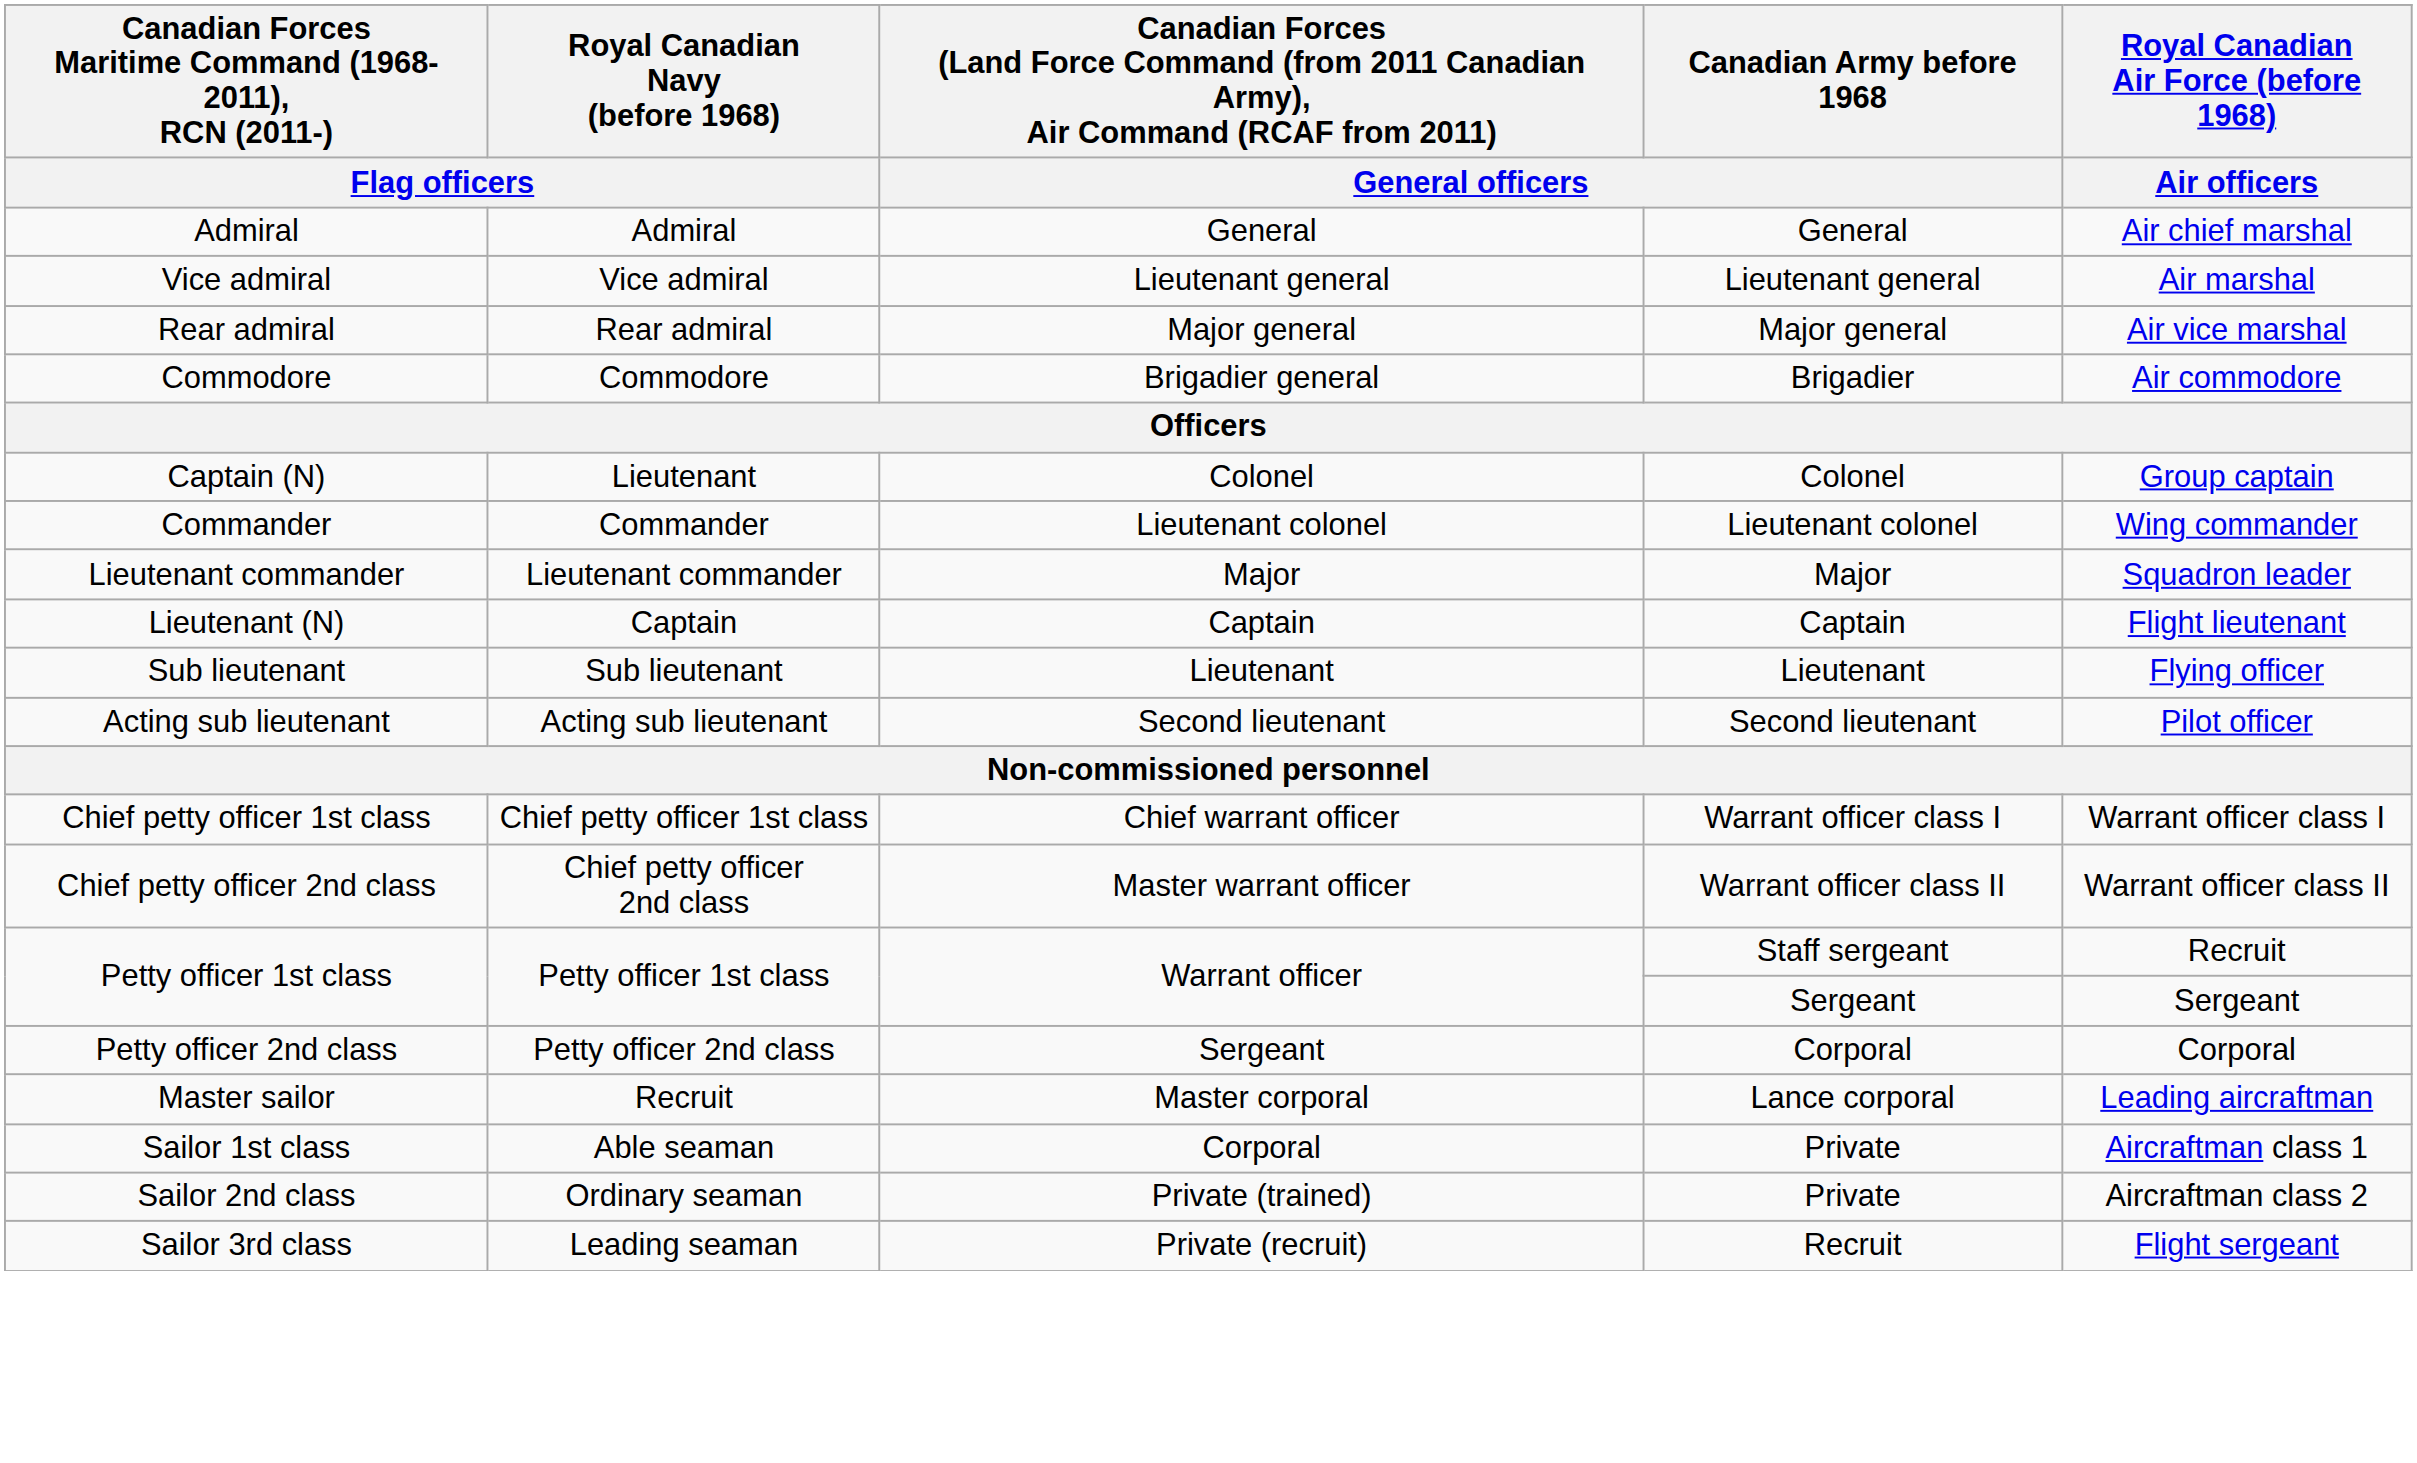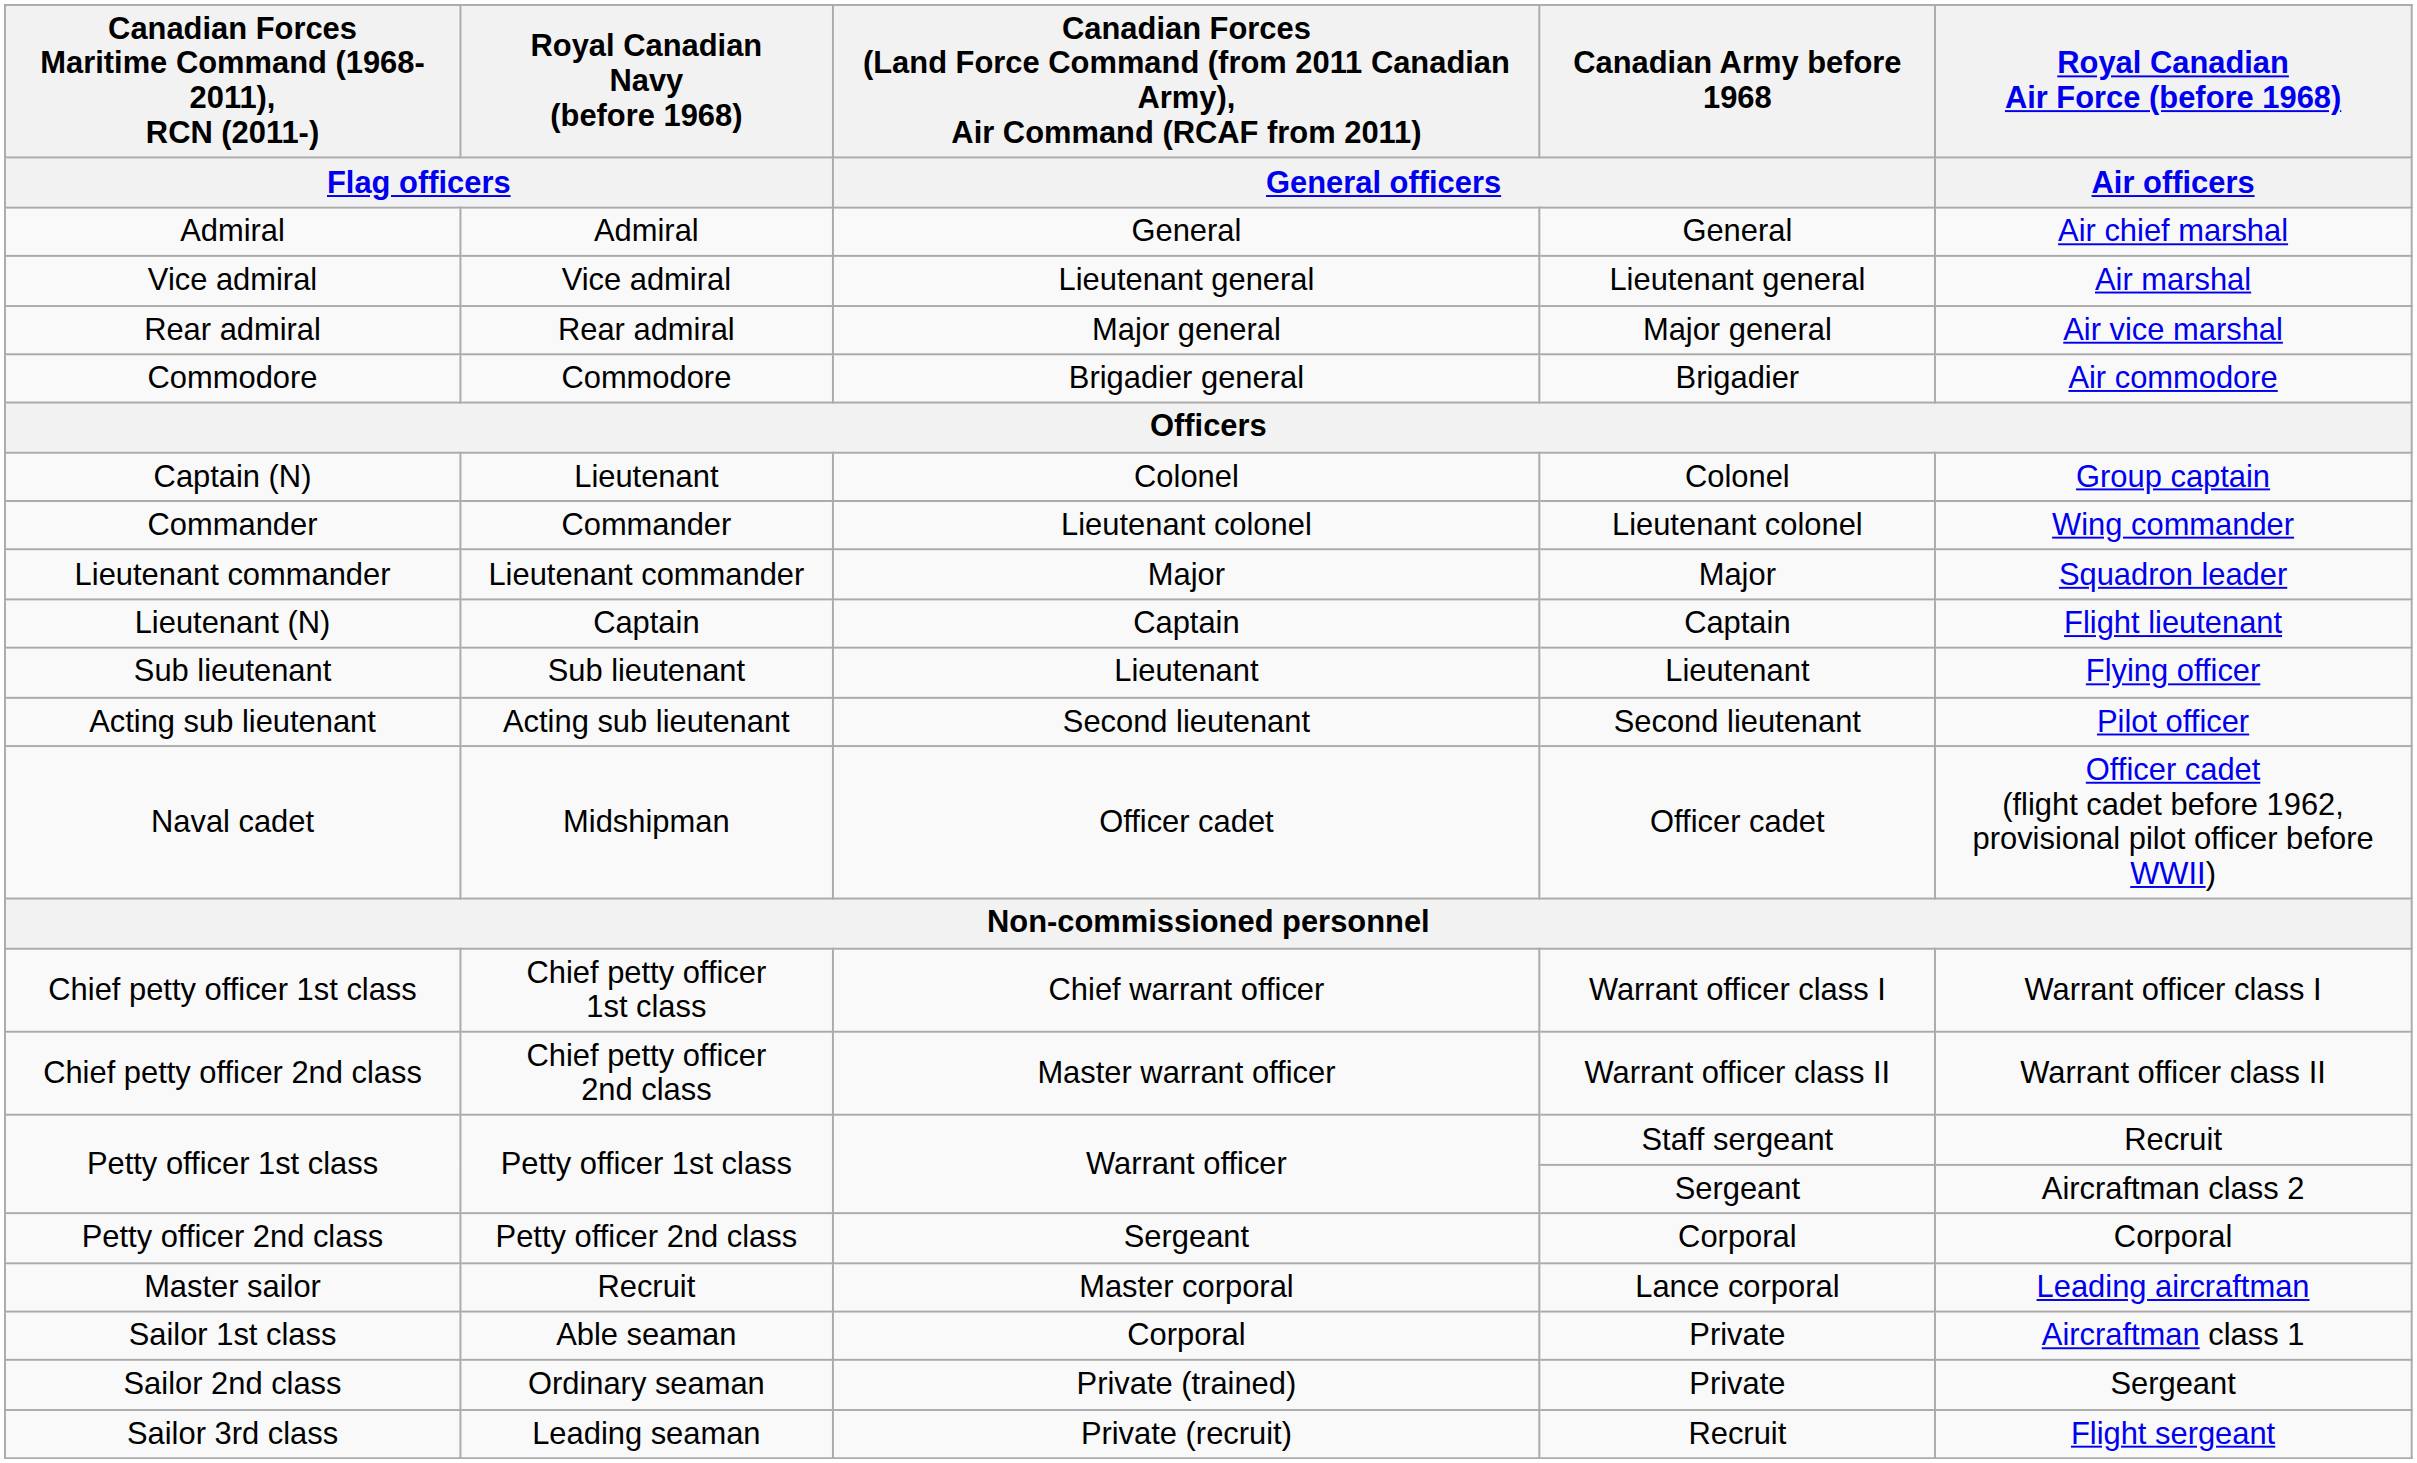+ row: (233, 821)
(2237, 1000) Sergeant -> (2173, 1188) Aircraftman class 2
(2237, 1196) Aircraftman class 2 -> (2173, 1384) Sergeant
